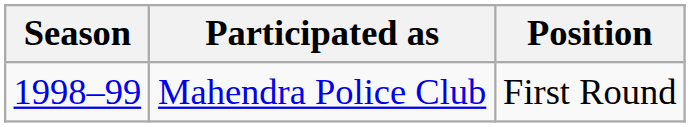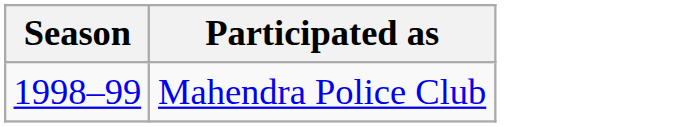- column: (590, 33)
